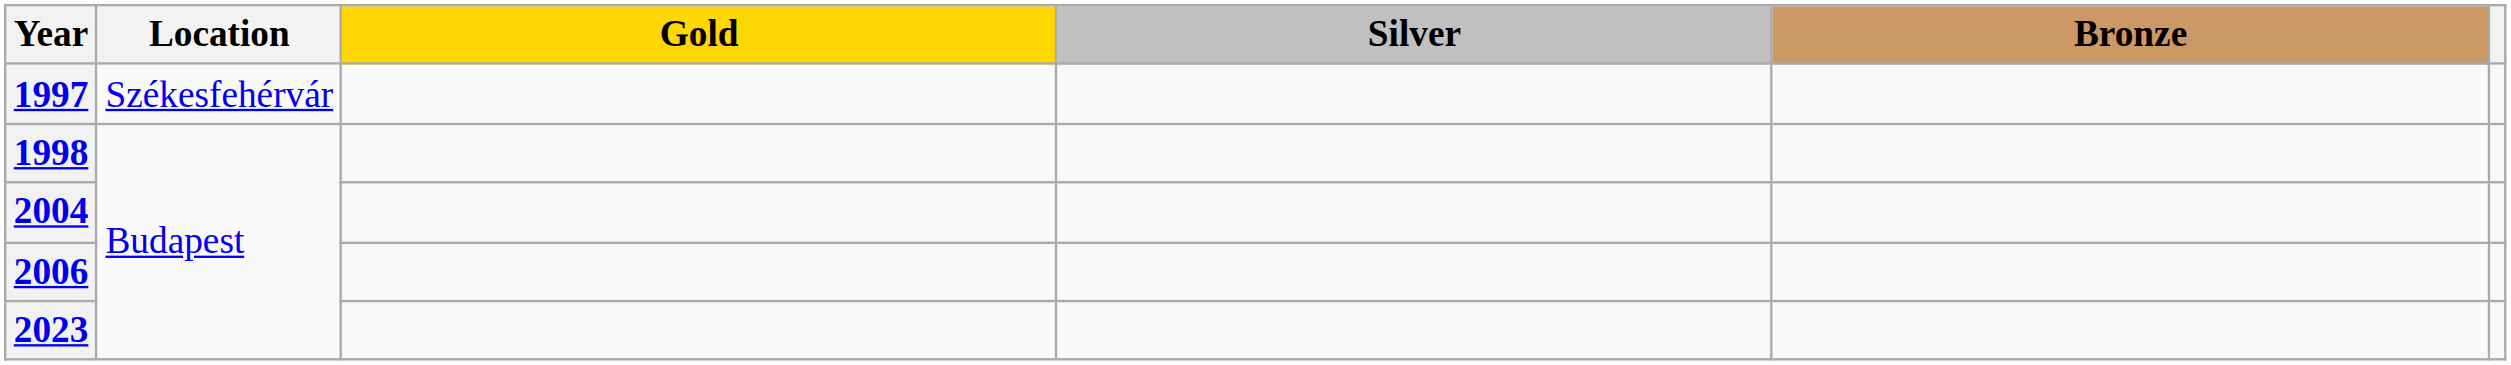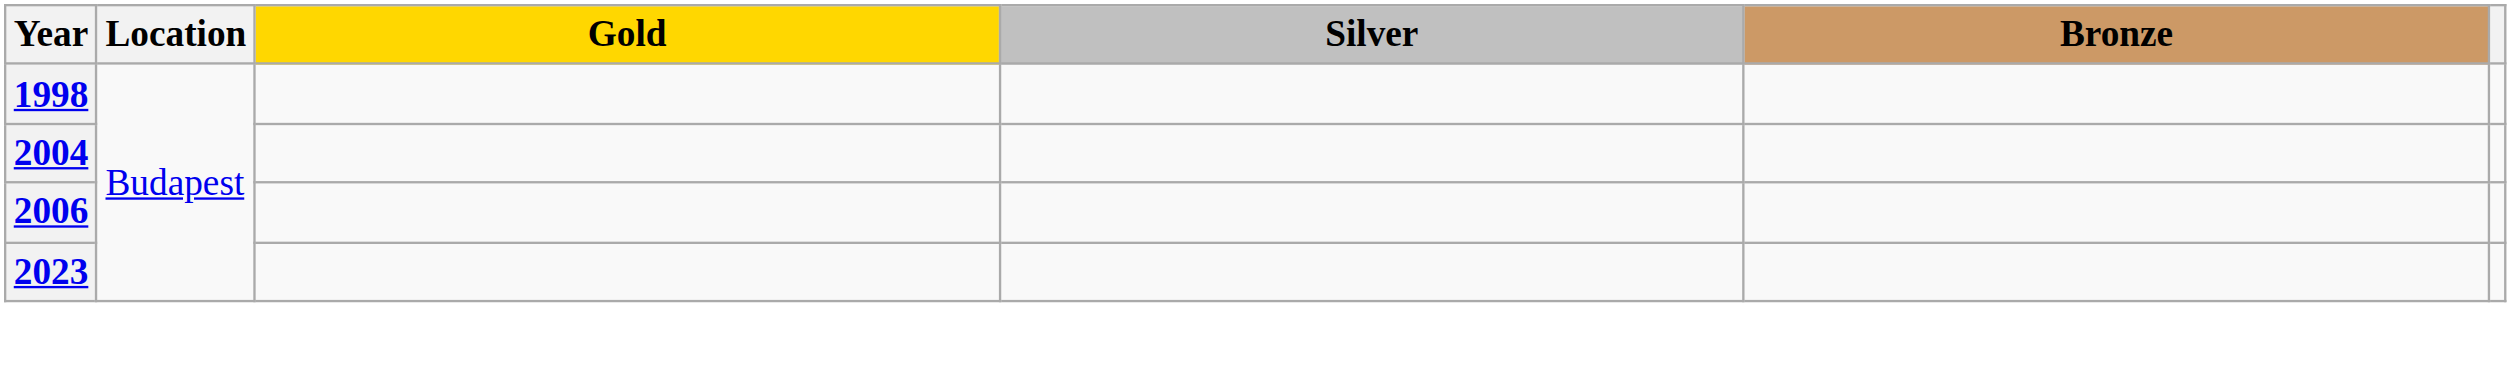- row: (51, 93)
